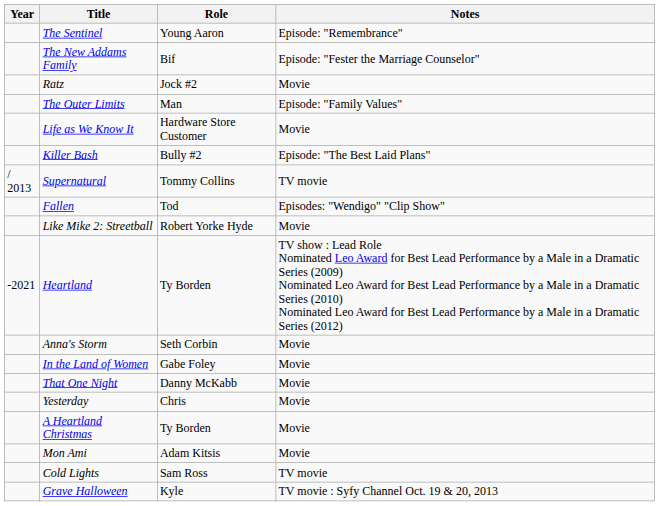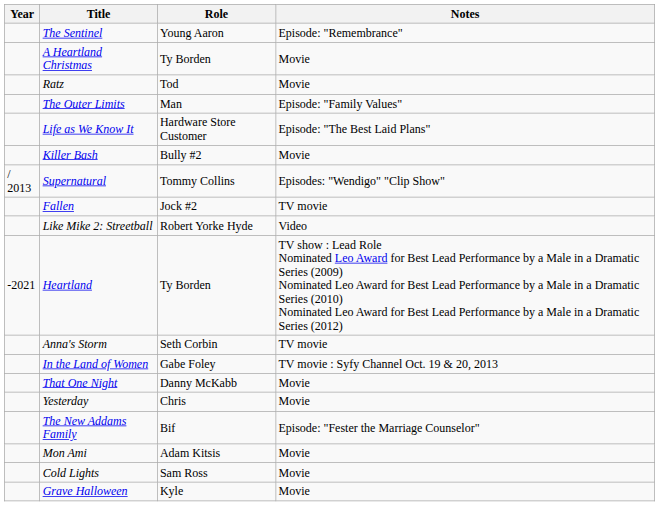rows swapped: (85, 58) <-> (72, 427)
(178, 84) Jock #2 -> (169, 84) Tod
(294, 129) Movie -> (354, 129) Episode: "The Best Laid Plans"
(354, 155) Episode: "The Best Laid Plans" -> (294, 155) Movie
(303, 180) TV movie -> (362, 180) Episodes: "Wendigo" "Clip Show"
(169, 206) Tod -> (178, 206) Jock #2
(362, 206) Episodes: "Wendigo" "Clip Show" -> (303, 206) TV movie
(294, 225) Movie -> (293, 225) Video
(294, 344) Movie -> (303, 344) TV movie
(294, 363) Movie -> (388, 363) TV movie : Syfy Channel Oct. 19 & 20, 2013
(303, 472) TV movie -> (294, 472) Movie
(388, 491) TV movie : Syfy Channel Oct. 19 & 20, 2013 -> (294, 491) Movie
